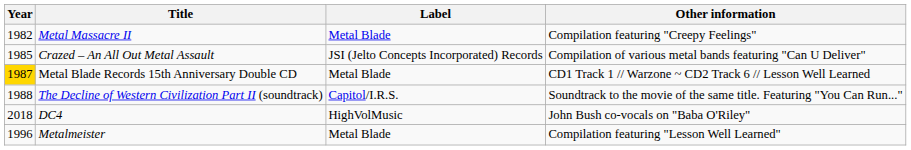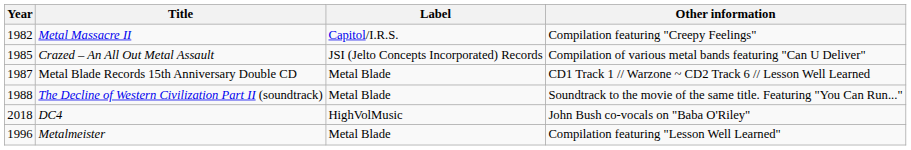(360, 34) Metal Blade -> (363, 34) Capitol/I.R.S.
(20, 74) gold background -> (20, 74) no background
(363, 94) Capitol/I.R.S. -> (360, 94) Metal Blade
